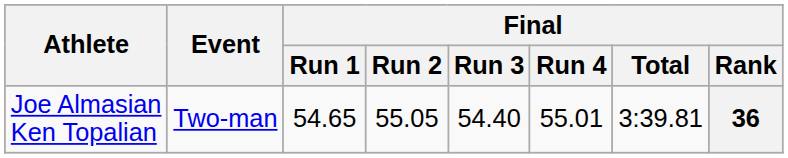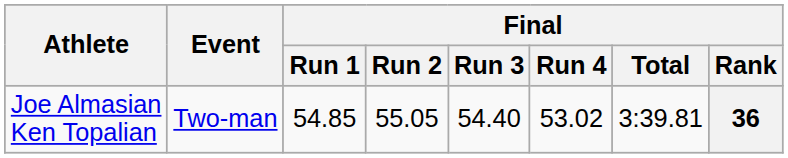(325, 119) 54.65 -> (325, 119) 54.85
(571, 119) 55.01 -> (571, 119) 53.02
